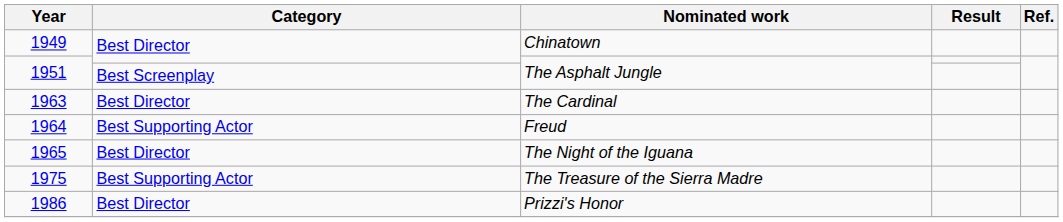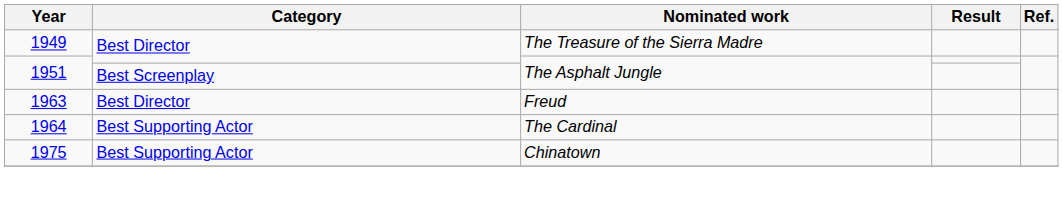(562, 42) Chinatown -> (643, 42) The Treasure of the Sierra Madre
(570, 101) The Cardinal -> (545, 101) Freud
(545, 127) Freud -> (570, 127) The Cardinal
- row: (49, 152)
(643, 178) The Treasure of the Sierra Madre -> (562, 152) Chinatown
- row: (49, 204)
